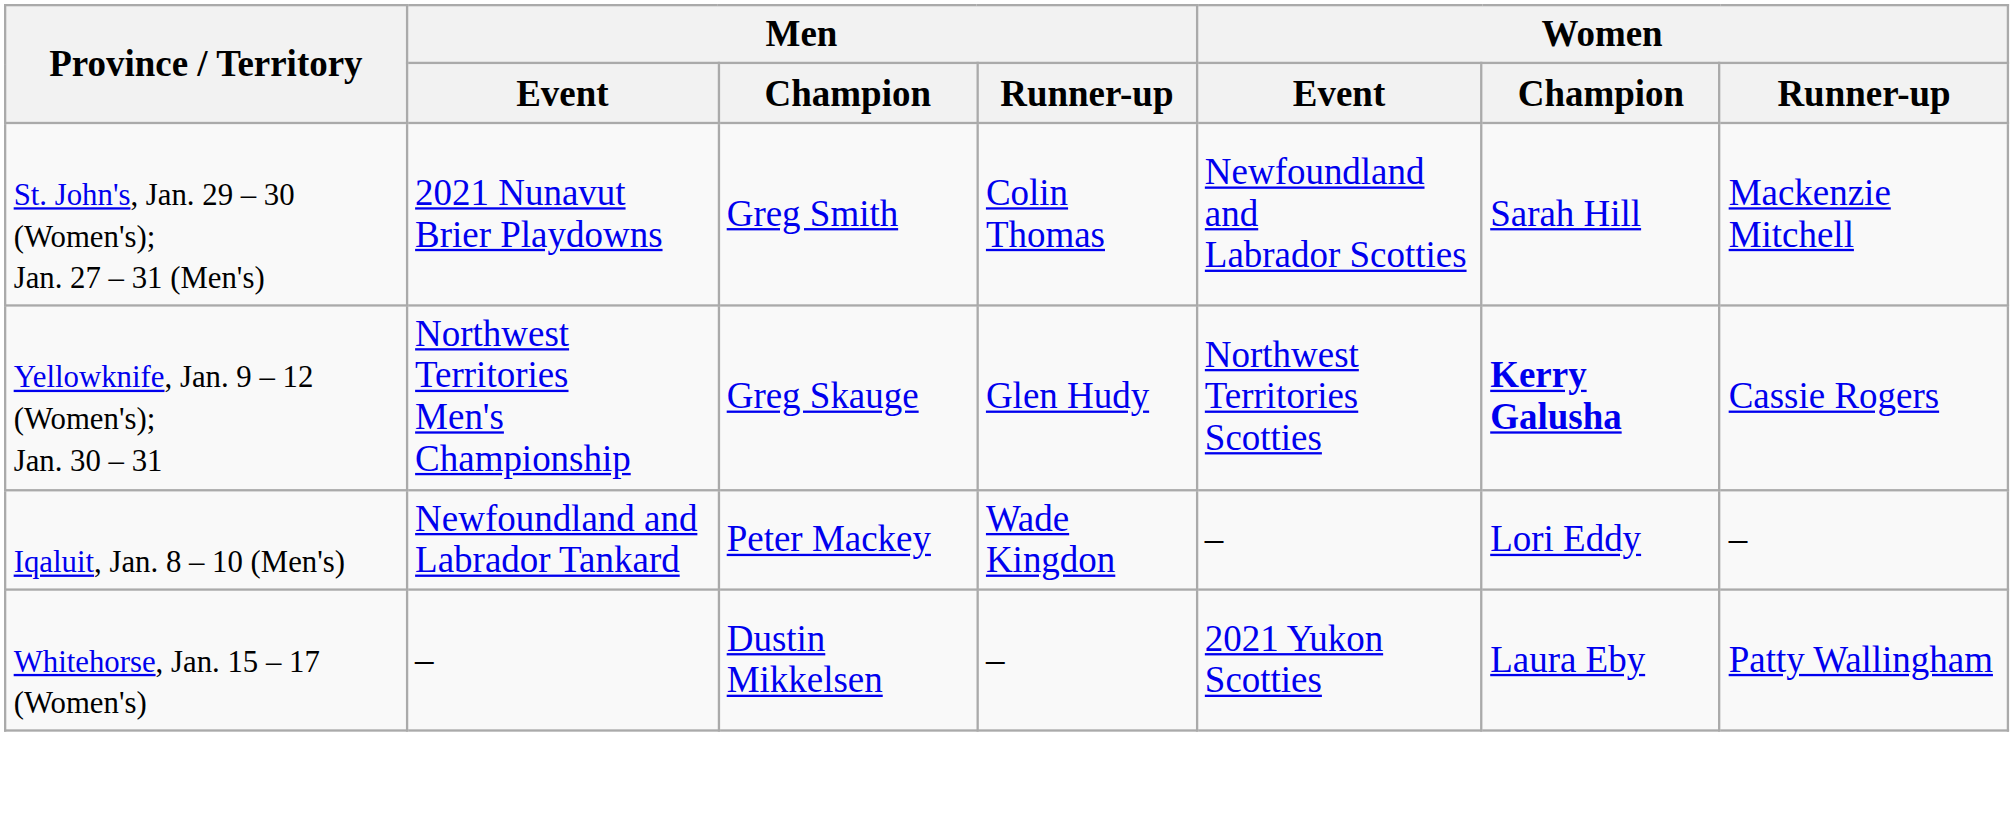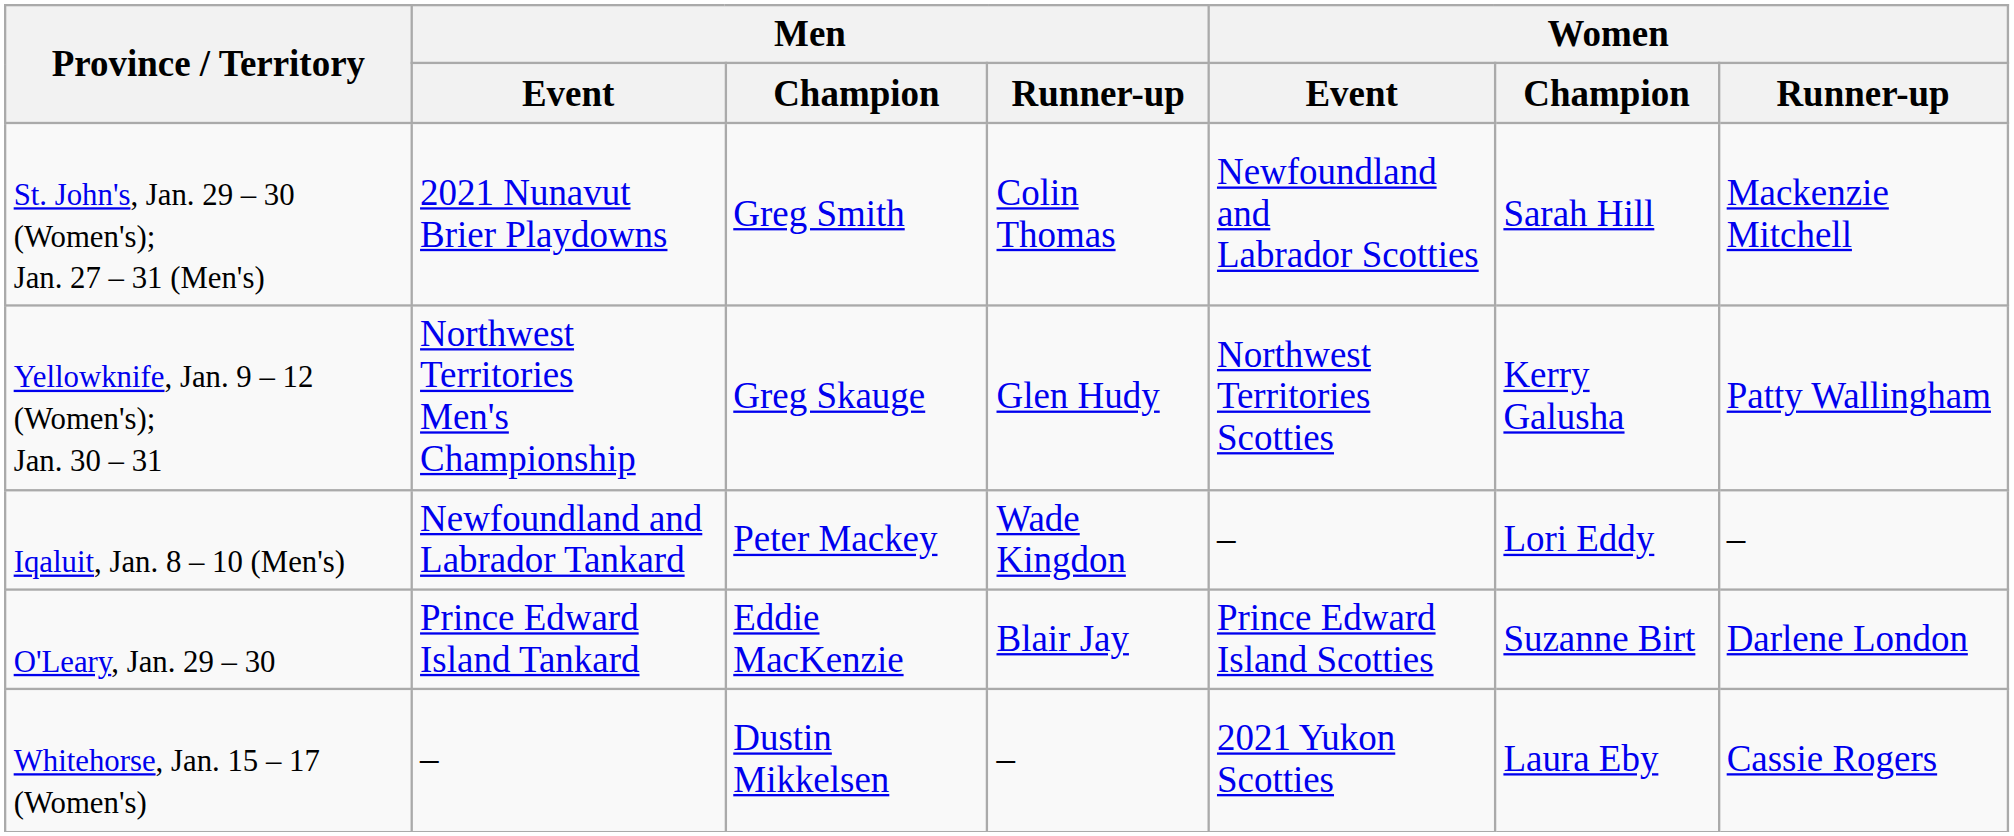(1556, 396) bold -> (1564, 396) normal
(1834, 396) Cassie Rogers -> (1859, 396) Patty Wallingham
+ row: (145, 661)
(1861, 659) Patty Wallingham -> (1832, 759) Cassie Rogers
